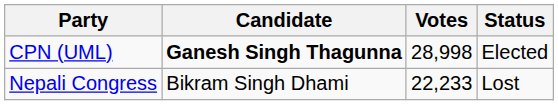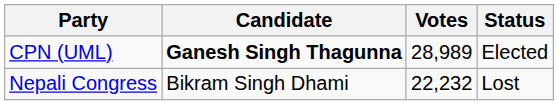(442, 52) 28,998 -> (442, 52) 28,989
(442, 83) 22,233 -> (442, 83) 22,232
